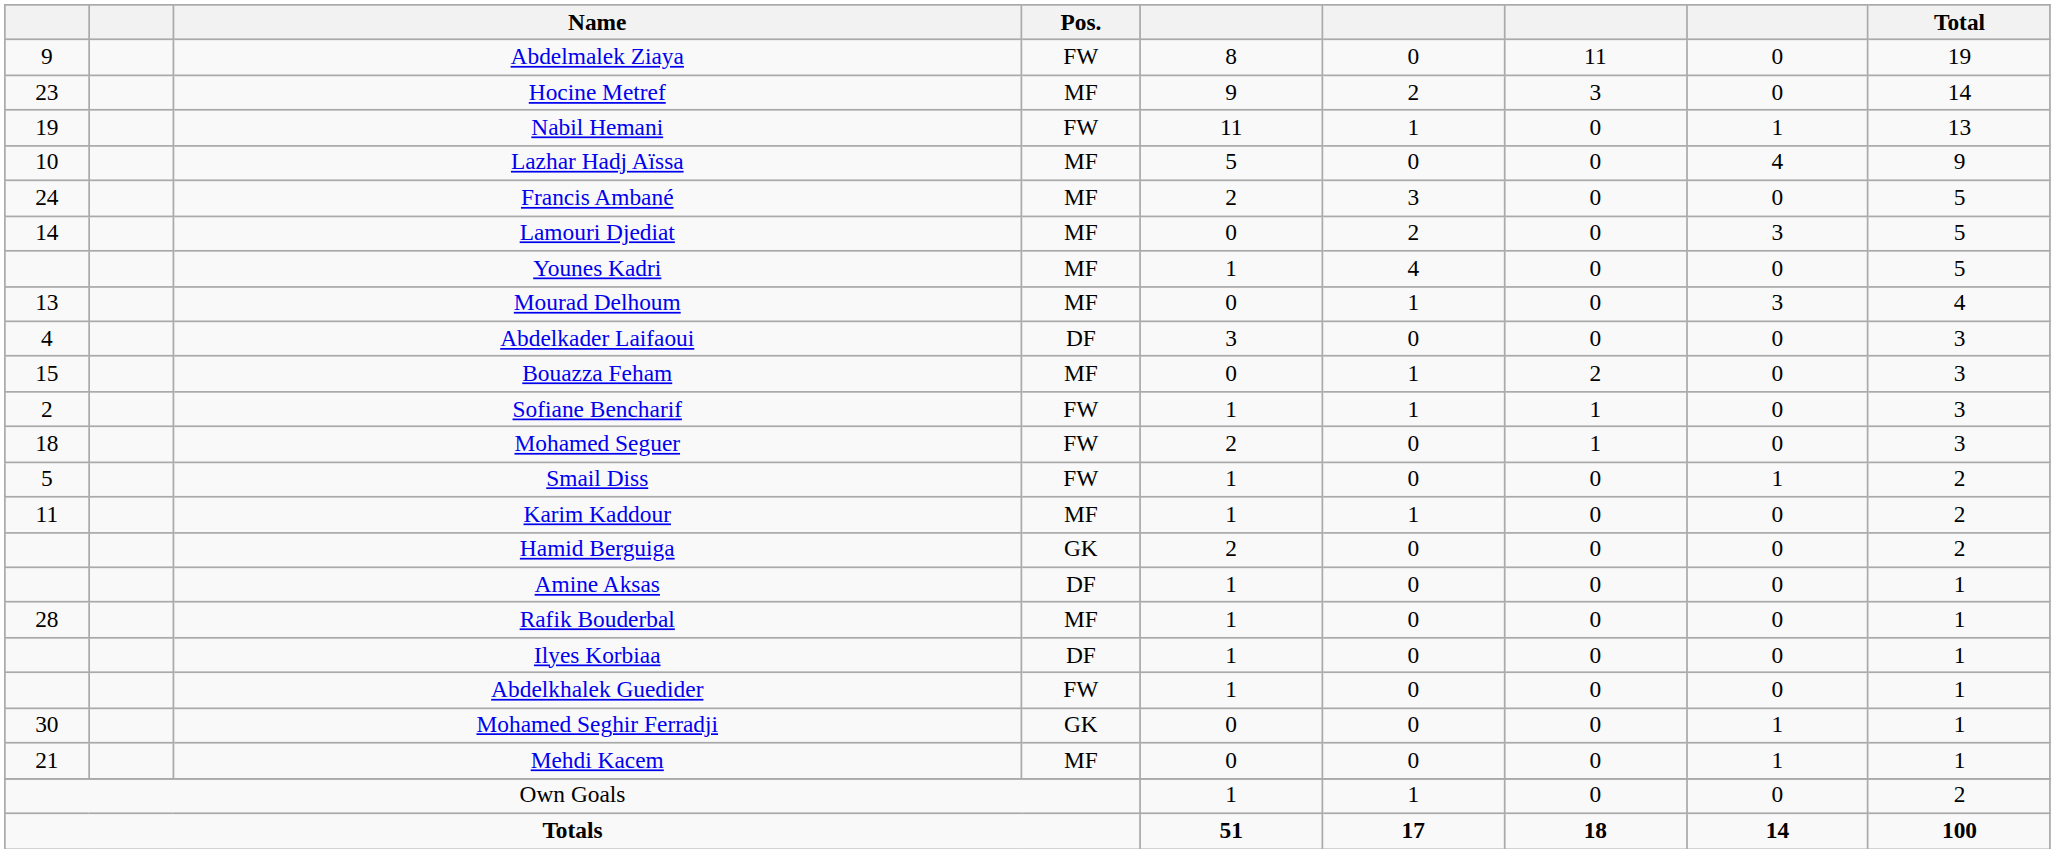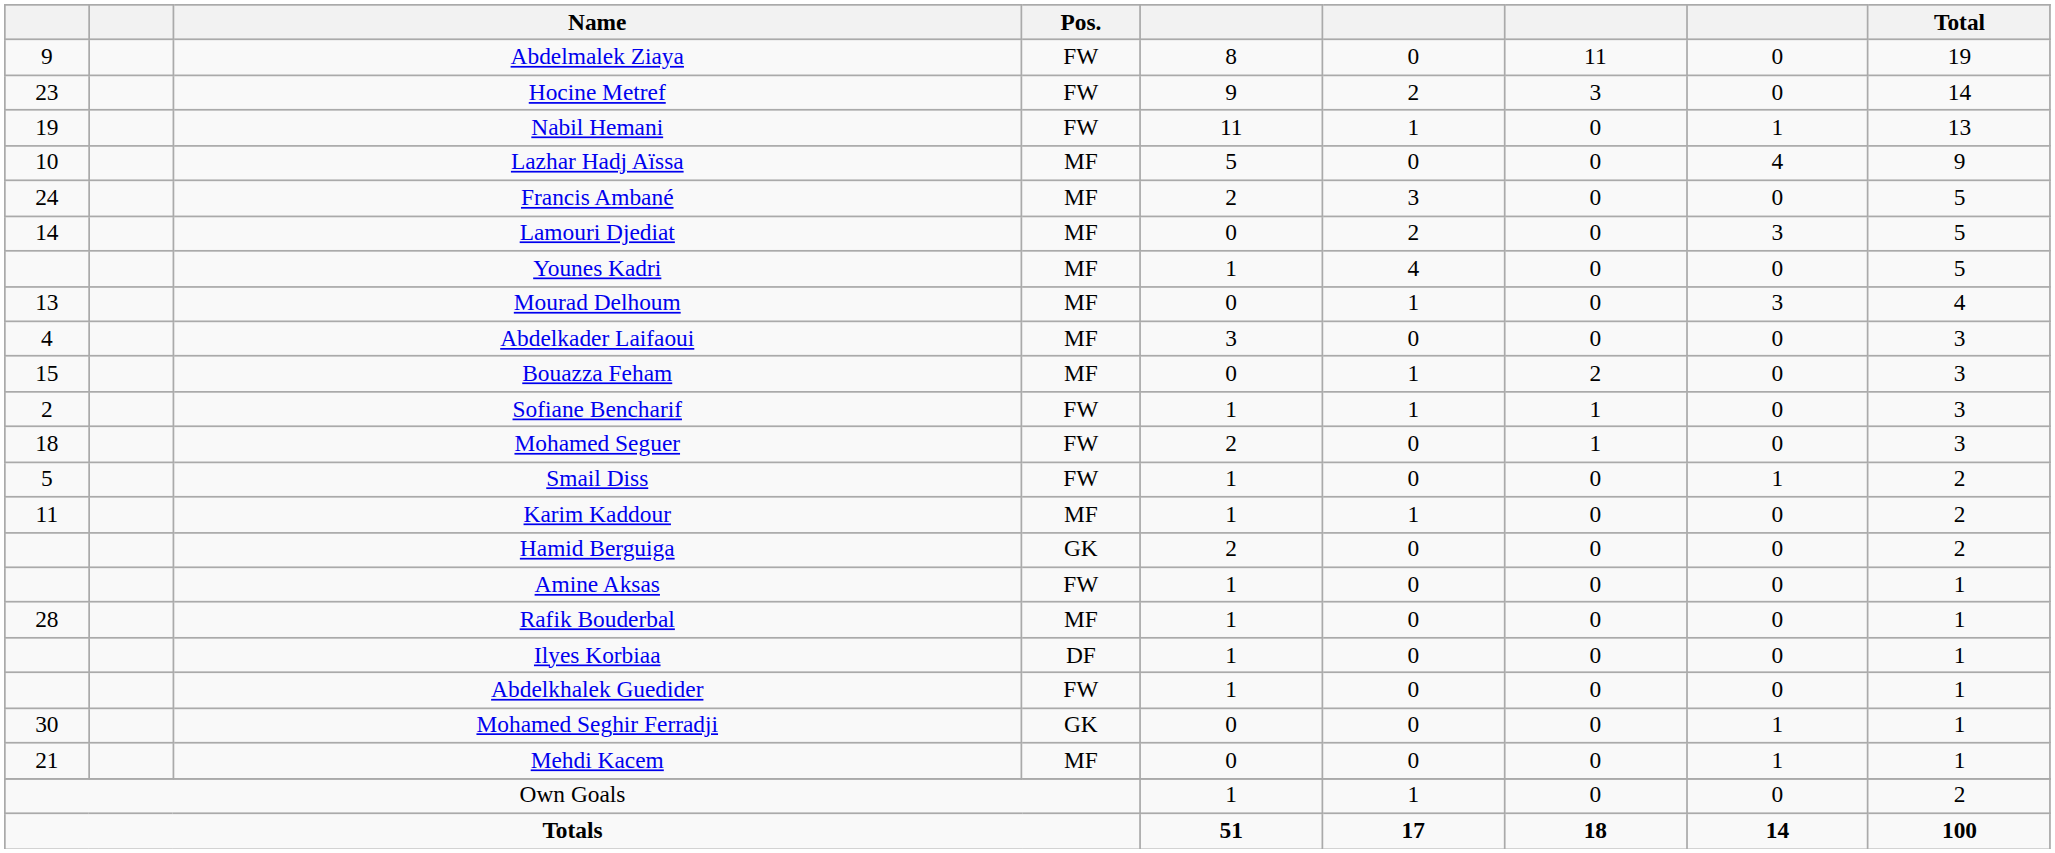(1081, 91) MF -> (1081, 91) FW
(1081, 338) DF -> (1081, 338) MF
(1081, 584) DF -> (1081, 584) FW
